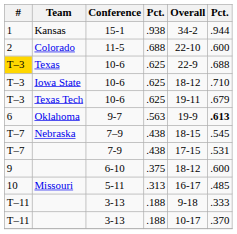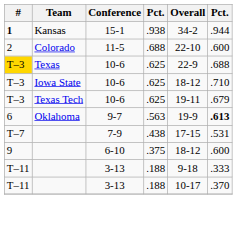(10, 30) normal -> (10, 30) bold
- row: (55, 133)
- row: (54, 185)
